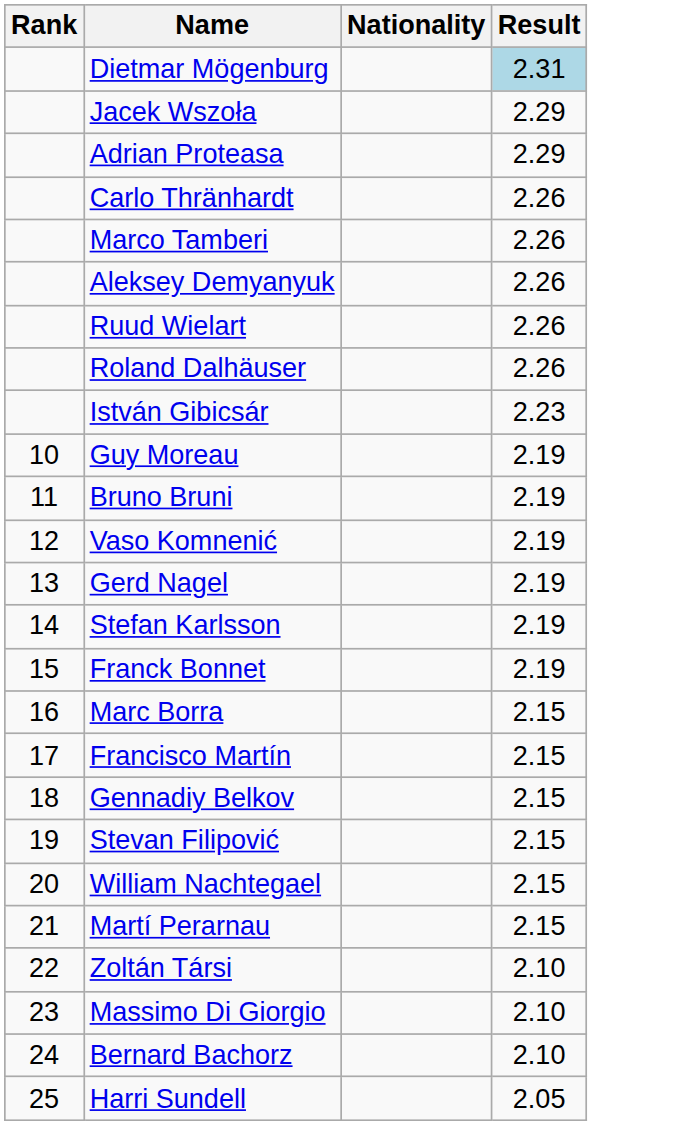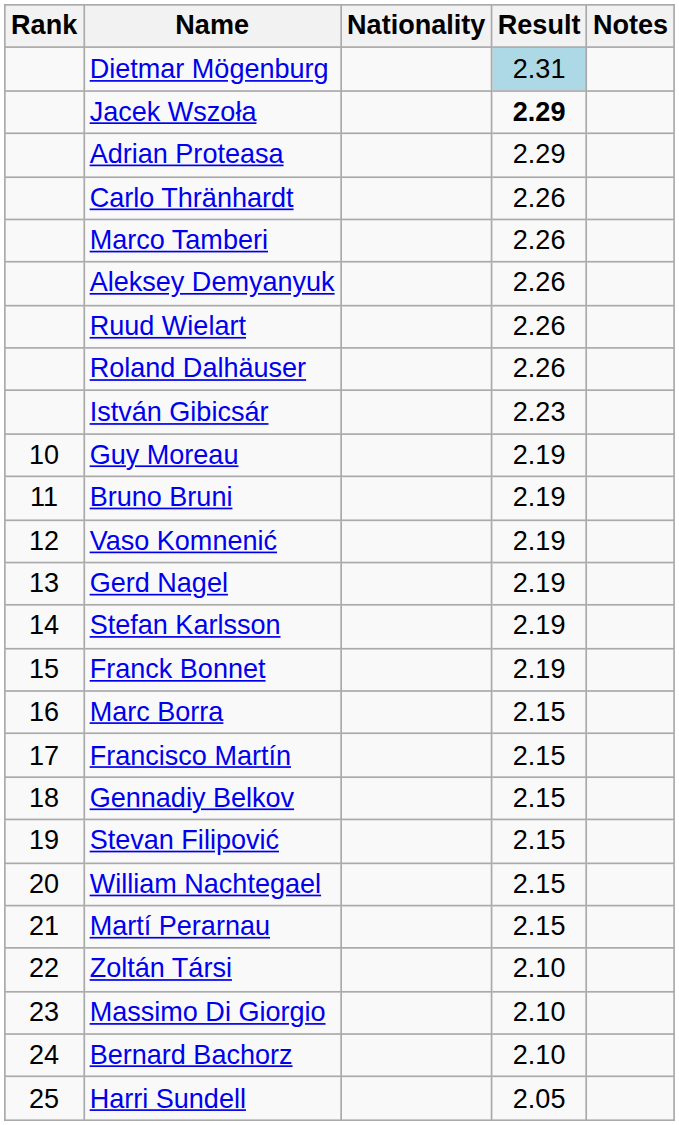+ column: (630, 25)
(539, 111) normal -> (539, 111) bold
